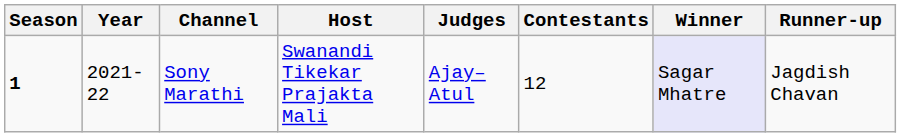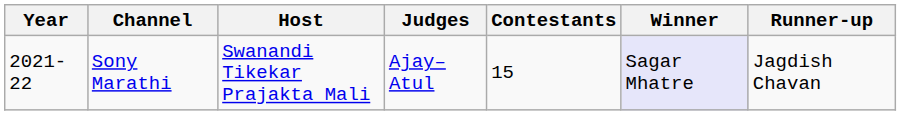- column: (43, 20)
(535, 84) 12 -> (503, 73) 15
